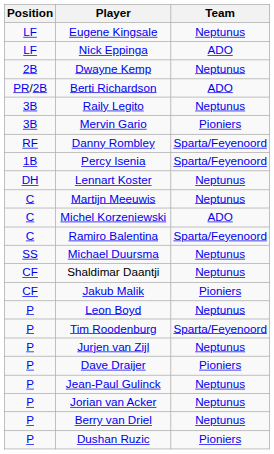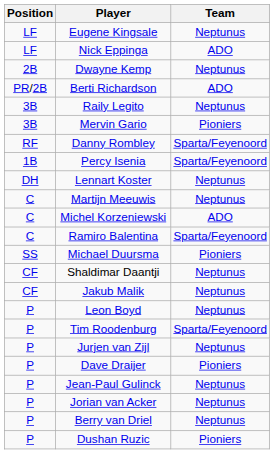(220, 254) Neptunus -> (220, 254) Pioniers
(220, 291) Pioniers -> (220, 291) Neptunus
